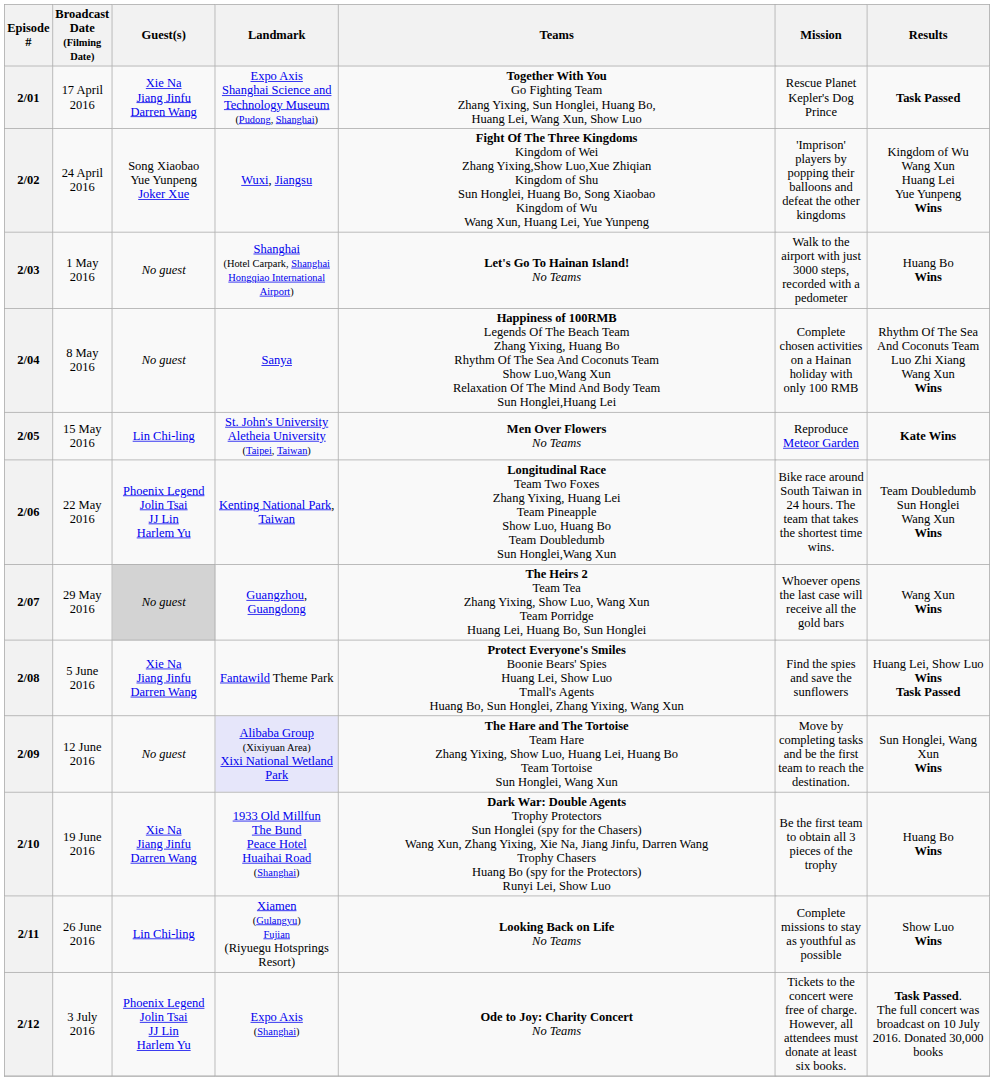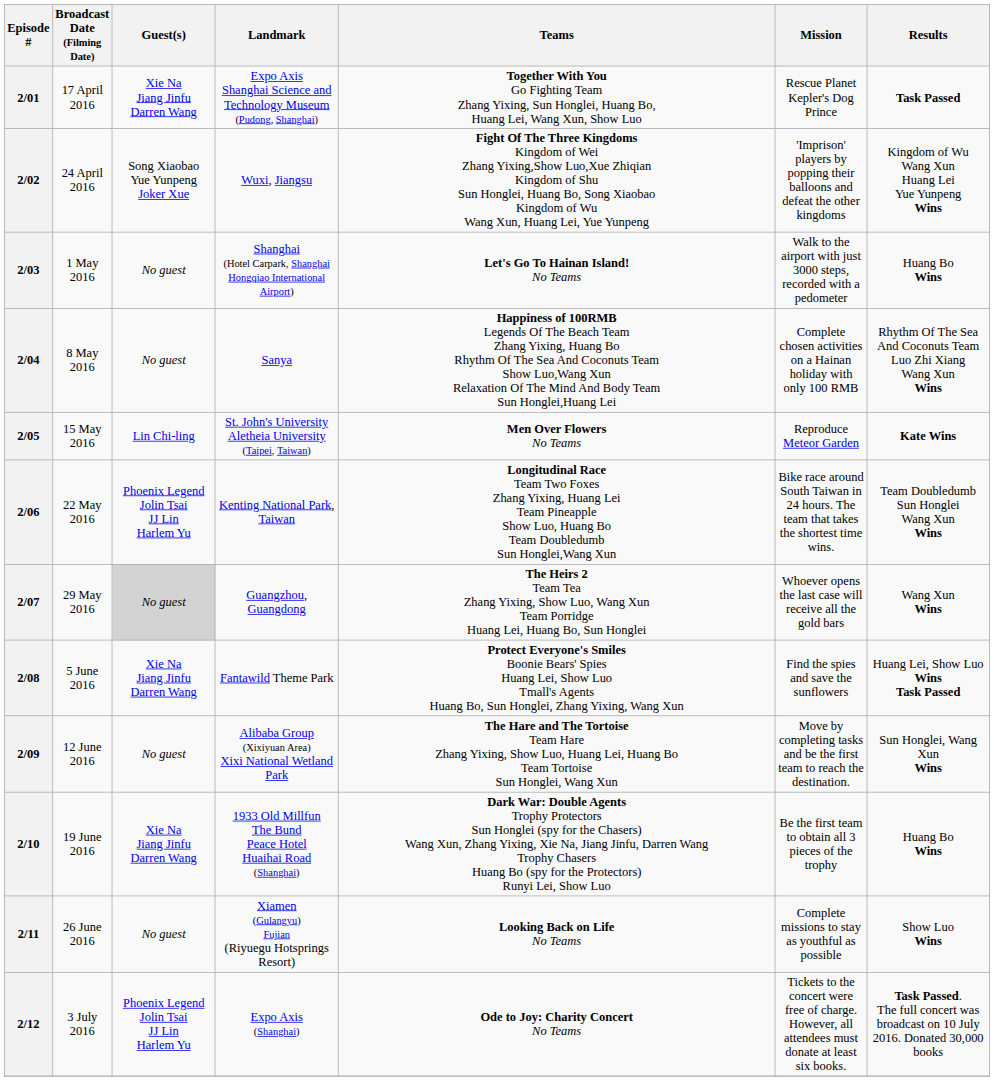(277, 754) lavender background -> (277, 754) no background
(164, 934) Lin Chi-ling -> (164, 934) No guest
